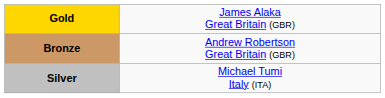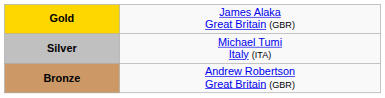rows swapped: (62, 78) <-> (62, 48)
